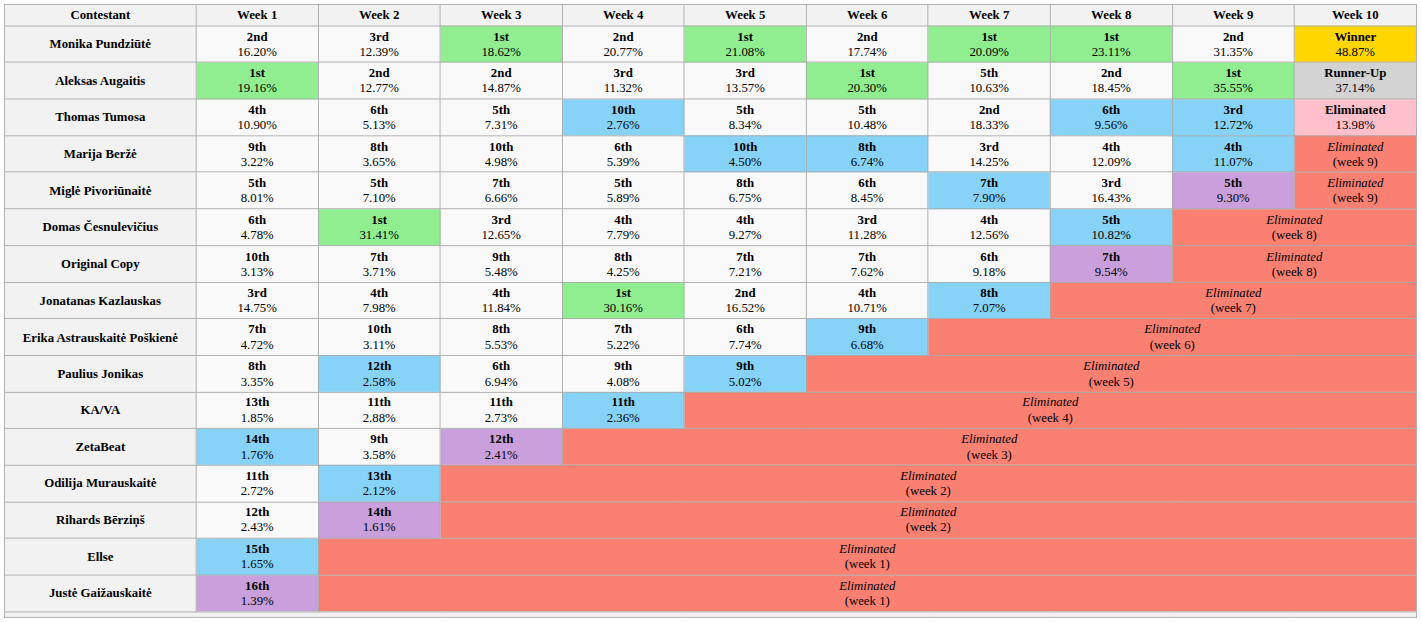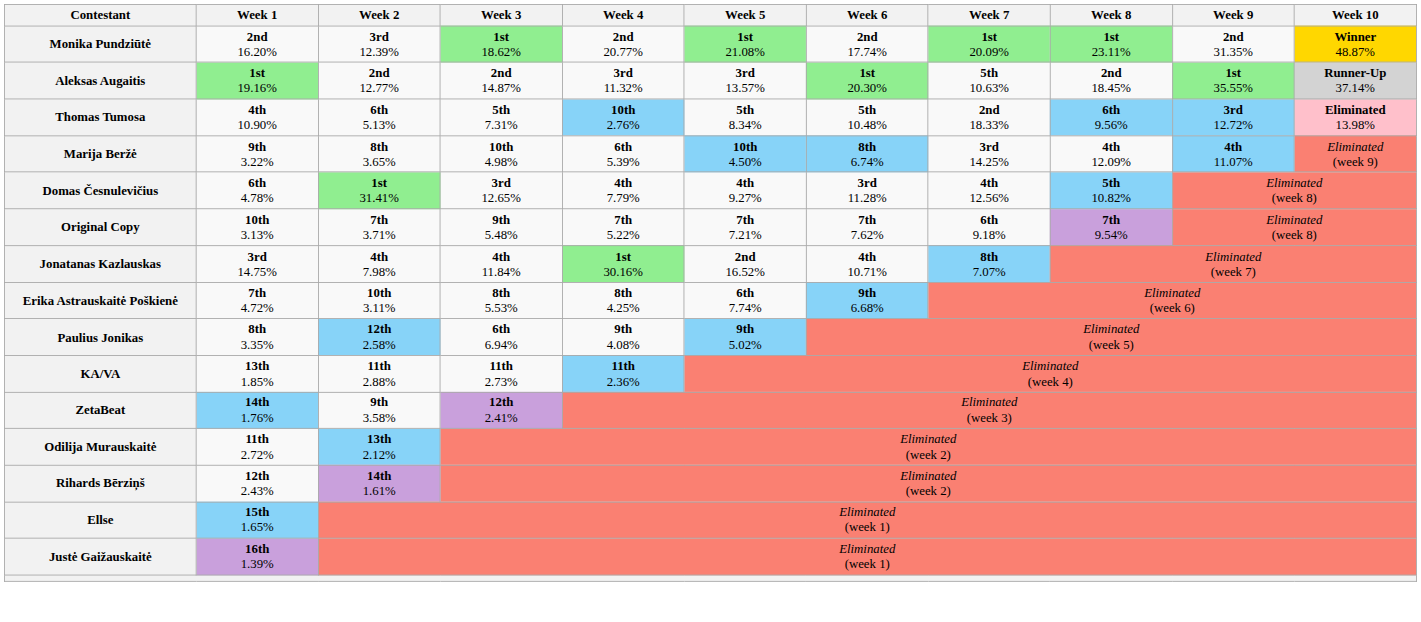- row: (100, 190)
(623, 264) 8th 4.25% -> (623, 227) 7th 5.22%
(623, 337) 7th 5.22% -> (623, 300) 8th 4.25%
